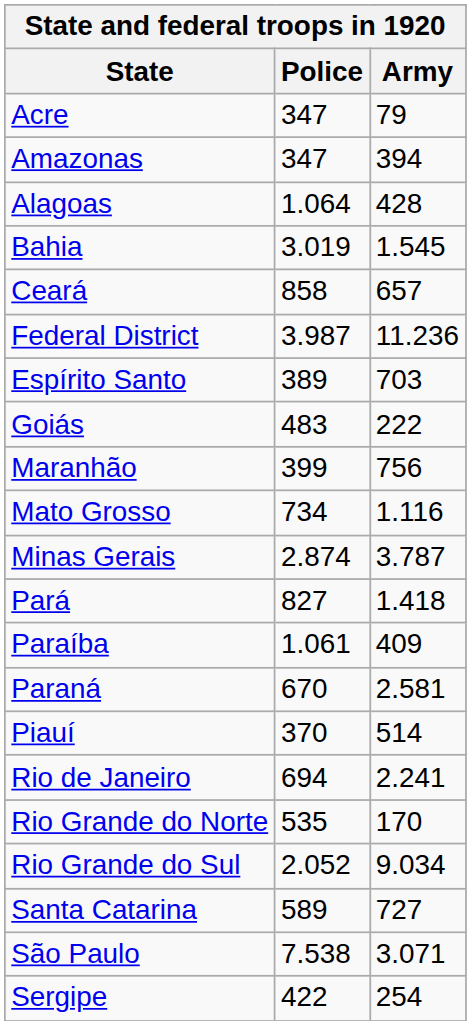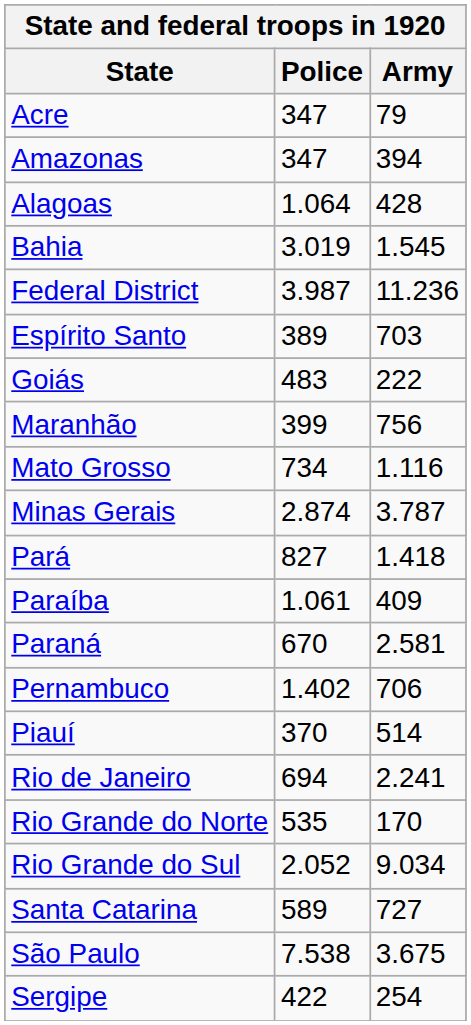- row: (49, 291)
+ row: (90, 688)
(411, 953) 3.071 -> (411, 953) 3.675
